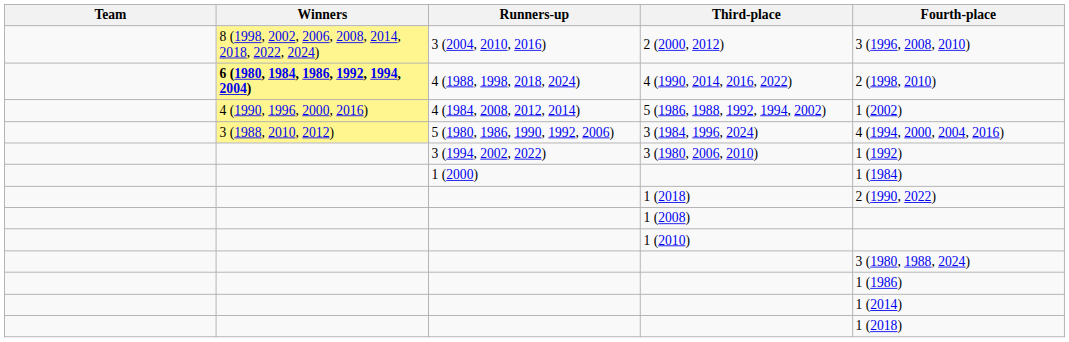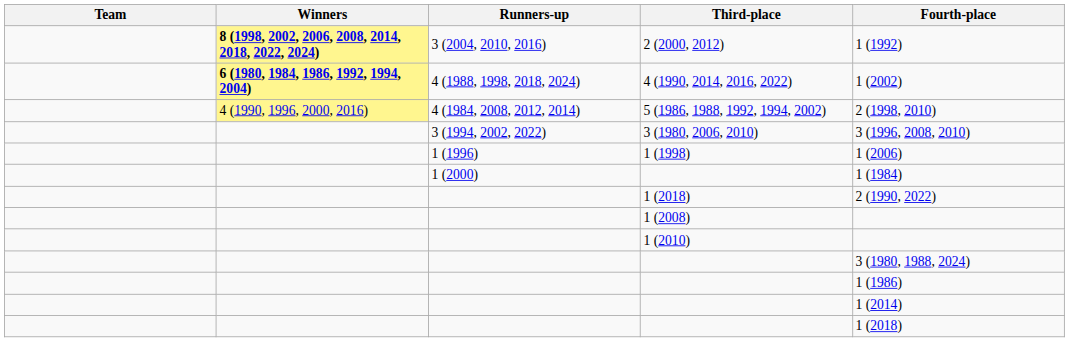(310, 44) normal -> (310, 44) bold
(913, 44) 3 (1996, 2008, 2010) -> (879, 44) 1 (1992)
(896, 81) 2 (1998, 2010) -> (879, 81) 1 (2002)
(879, 110) 1 (2002) -> (896, 110) 2 (1998, 2010)
- row: (523, 132)
(879, 153) 1 (1992) -> (913, 132) 3 (1996, 2008, 2010)
+ row: (455, 153)
